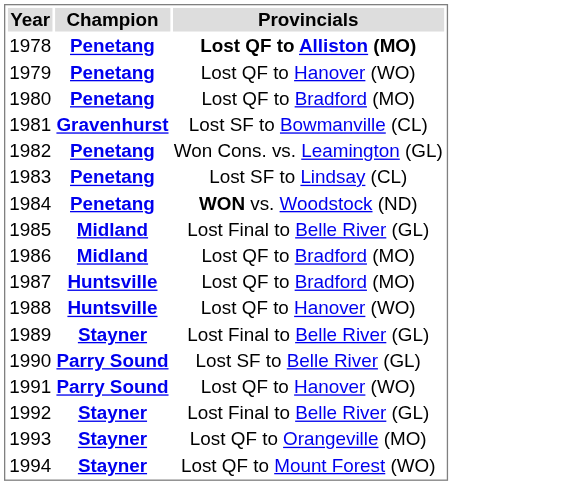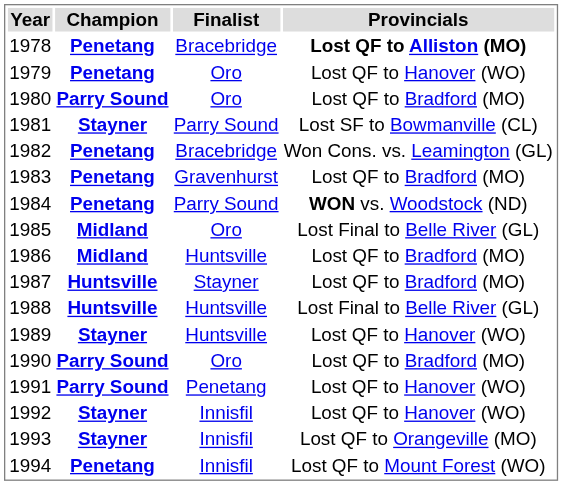+ column: (226, 20)
(112, 98) Penetang -> (112, 98) Parry Sound
(112, 125) Gravenhurst -> (112, 125) Stayner
(308, 177) Lost SF to Lindsay (CL) -> (418, 177) Lost QF to Bradford (MO)
(308, 308) Lost QF to Hanover (WO) -> (418, 308) Lost Final to Belle River (GL)
(308, 334) Lost Final to Belle River (GL) -> (418, 334) Lost QF to Hanover (WO)
(308, 360) Lost SF to Belle River (GL) -> (418, 360) Lost QF to Bradford (MO)
(308, 413) Lost Final to Belle River (GL) -> (418, 413) Lost QF to Hanover (WO)
(112, 465) Stayner -> (112, 465) Penetang
